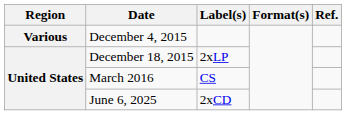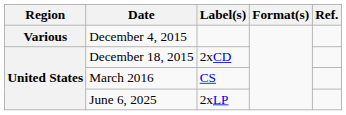(214, 57) 2xLP -> (216, 57) 2xCD
(216, 99) 2xCD -> (214, 99) 2xLP
